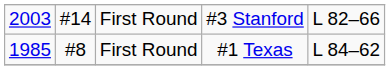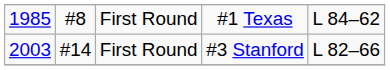rows swapped: (255, 49) <-> (255, 19)
